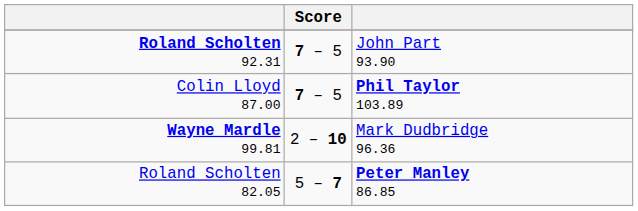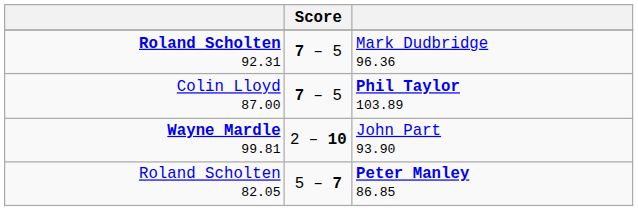(399, 52) John Part 93.90 -> (422, 52) Mark Dudbridge 96.36
(422, 139) Mark Dudbridge 96.36 -> (399, 139) John Part 93.90
